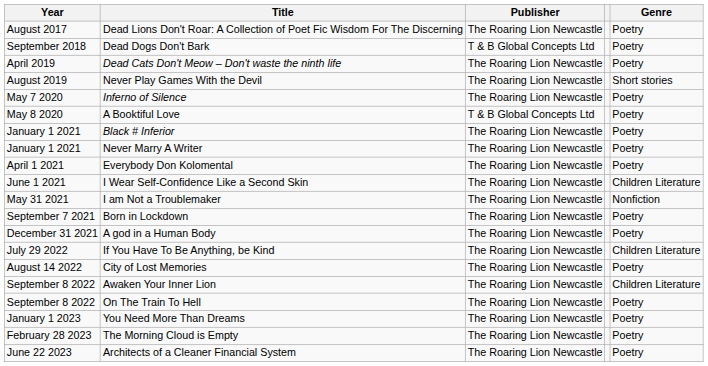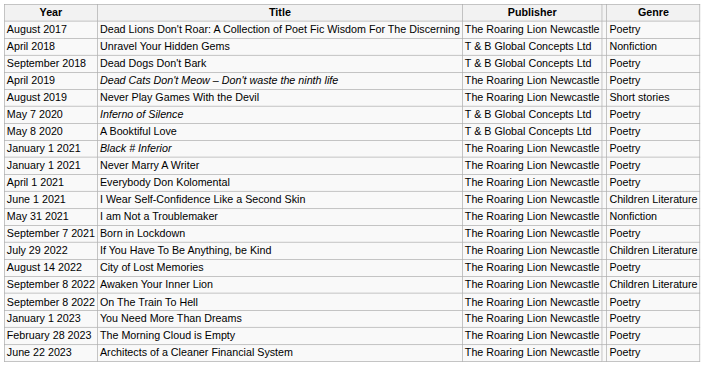+ row: (165, 47)
(535, 98) The Roaring Lion Newcastle -> (528, 115) T & B Global Concepts Ltd
- row: (159, 234)
